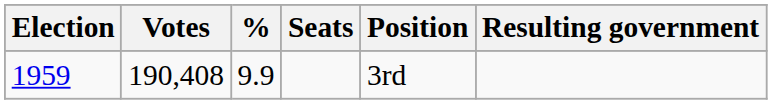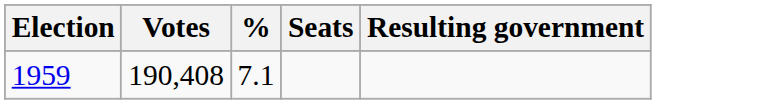- column: (418, 27)
(256, 74) 9.9 -> (256, 74) 7.1
